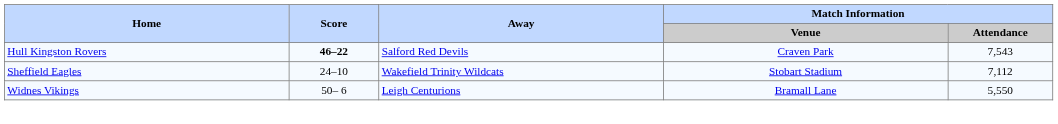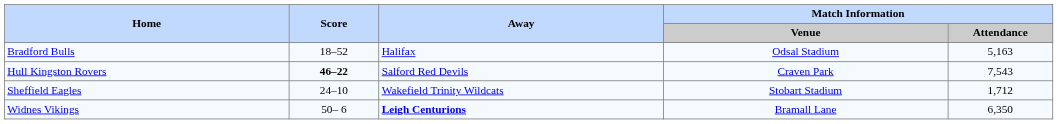+ row: (41, 52)
(1000, 71) 7,112 -> (1000, 90) 1,712
(421, 90) normal -> (424, 109) bold
(1000, 90) 5,550 -> (1000, 109) 6,350
